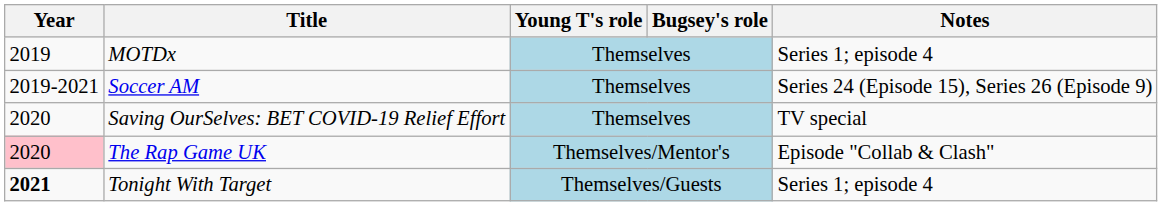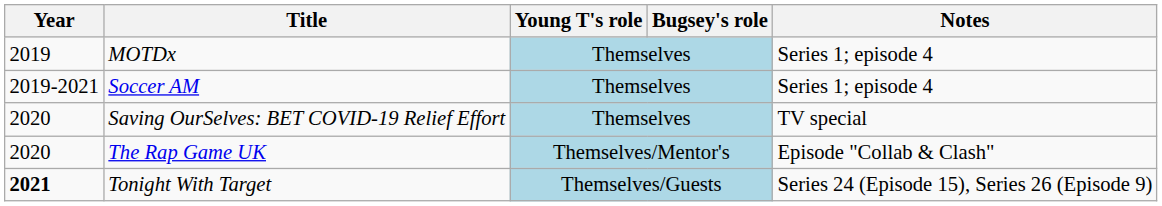(965, 86) Series 24 (Episode 15), Series 26 (Episode 9) -> (855, 86) Series 1; episode 4
(30, 151) pink background -> (30, 151) no background
(855, 184) Series 1; episode 4 -> (965, 184) Series 24 (Episode 15), Series 26 (Episode 9)
